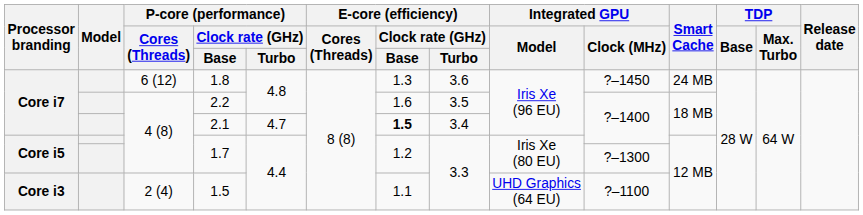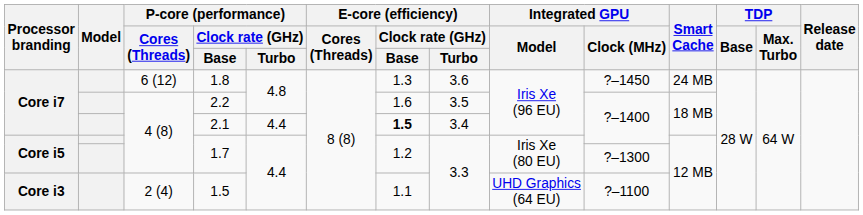(277, 124) 4.7 -> (277, 124) 4.4
